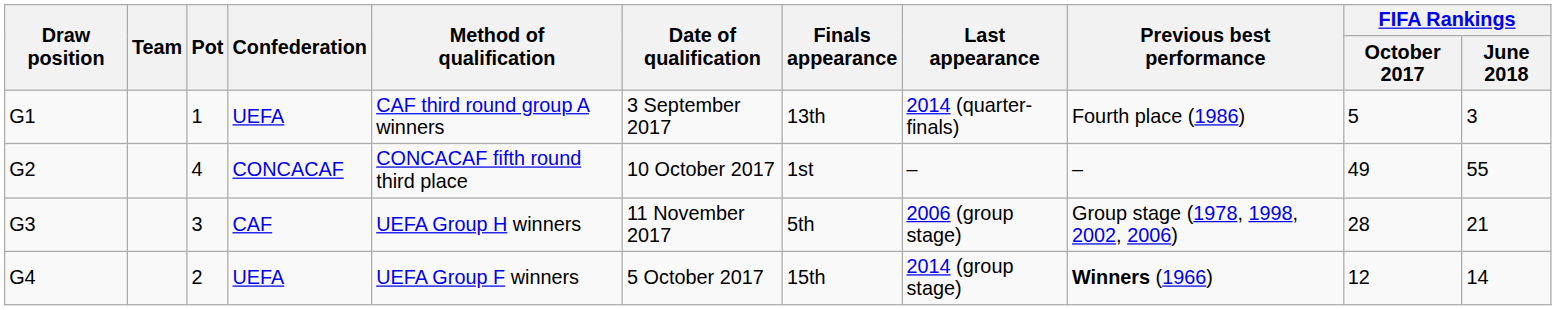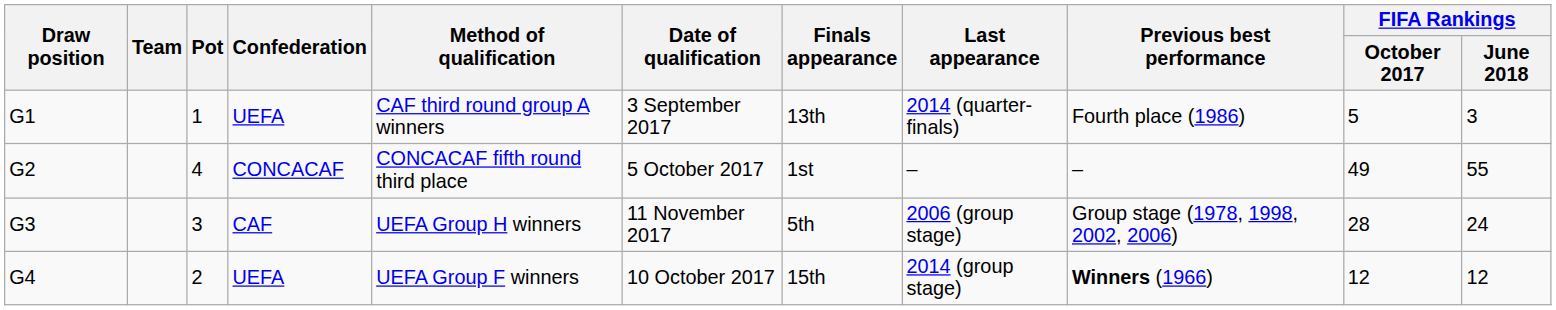(701, 170) 10 October 2017 -> (695, 170) 5 October 2017
(1478, 224) 21 -> (1478, 224) 24
(695, 277) 5 October 2017 -> (701, 277) 10 October 2017
(1478, 277) 14 -> (1478, 277) 12
